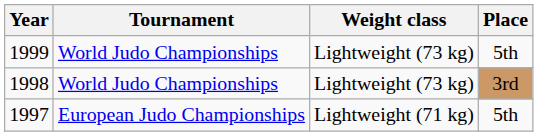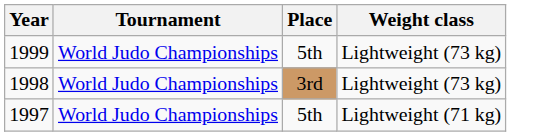columns swapped: (506, 20) <-> (394, 20)
(181, 114) European Judo Championships -> (168, 114) World Judo Championships
